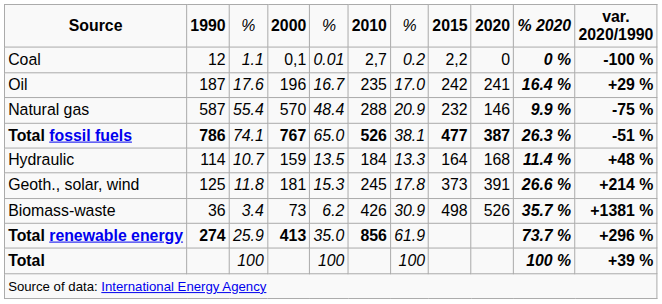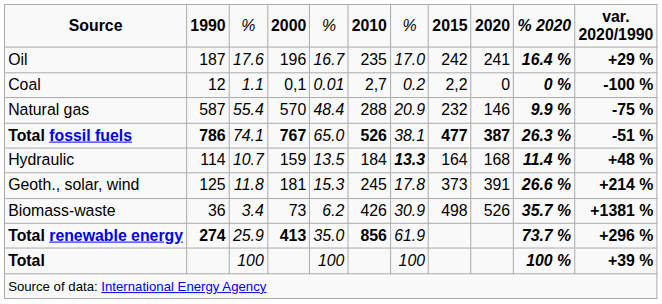rows swapped: (24, 60) <-> (18, 85)
(410, 160) normal -> (410, 160) bold
